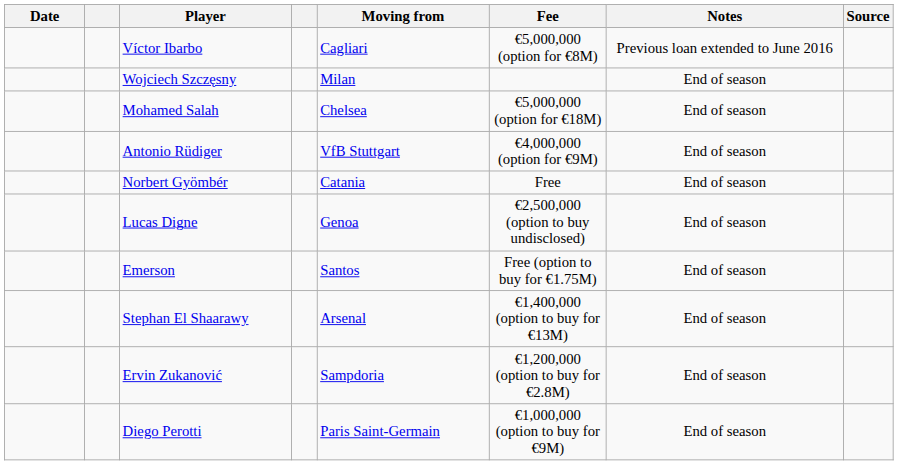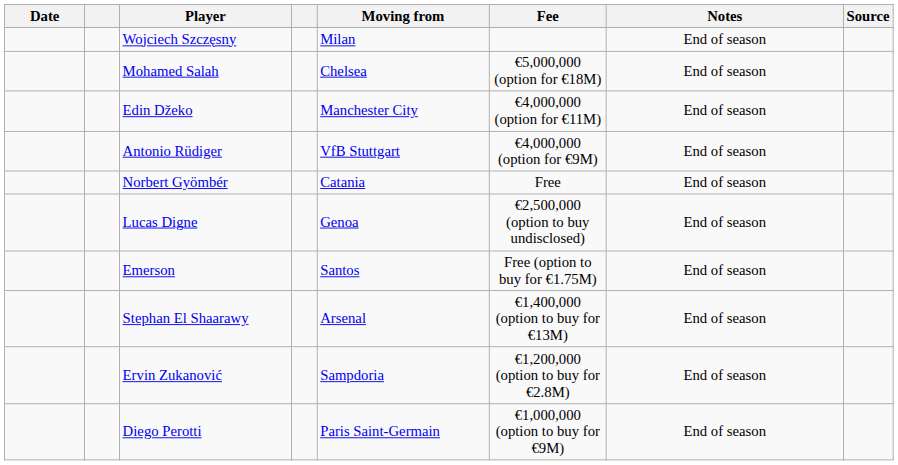- row: (162, 47)
+ row: (158, 111)
